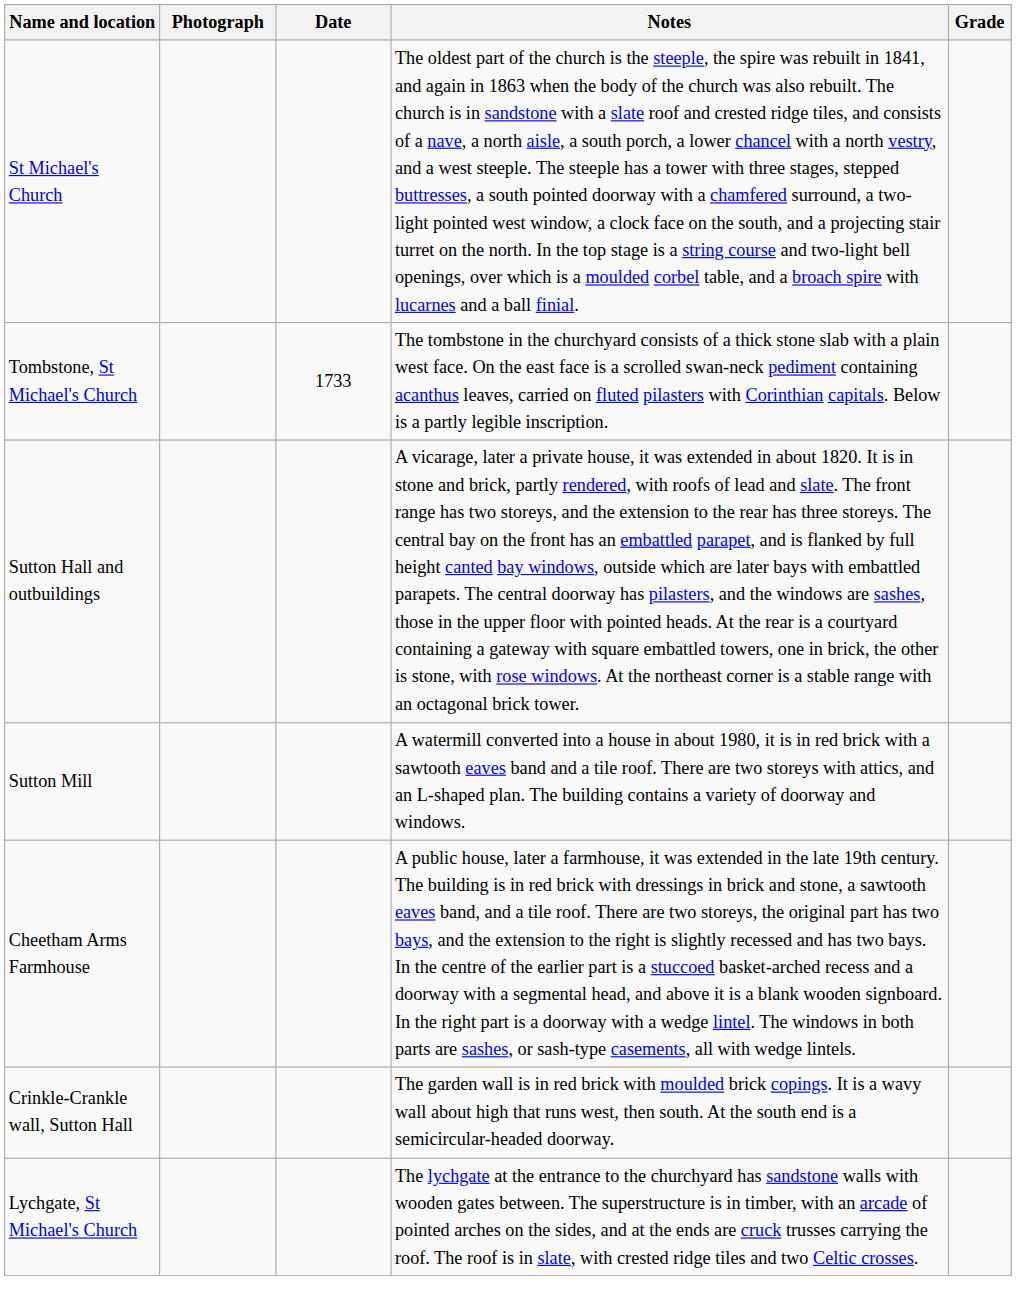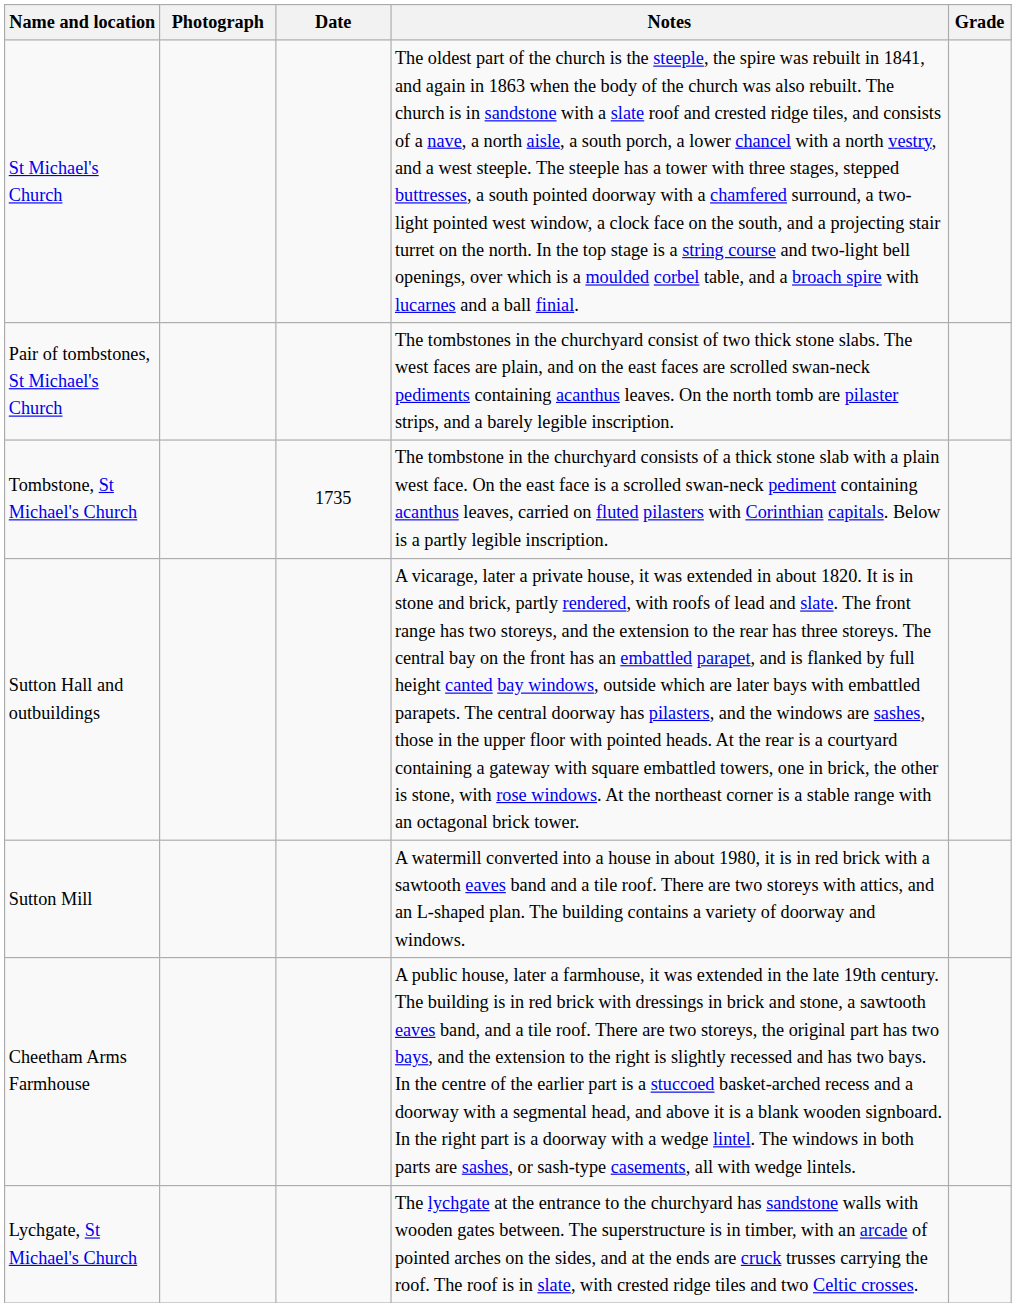+ row: (79, 381)
(333, 381) 1733 -> (333, 499) 1735
- row: (71, 1112)
